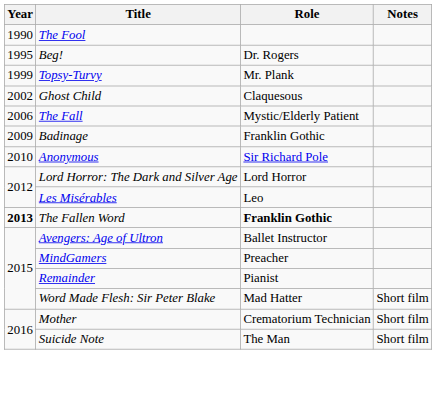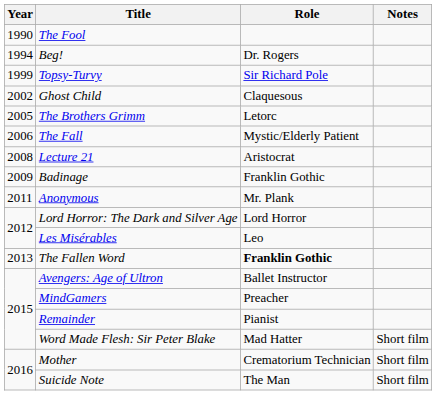(20, 55) 1995 -> (20, 55) 1994
(269, 75) Mr. Plank -> (286, 75) Sir Richard Pole
+ row: (92, 116)
+ row: (66, 156)
(20, 156) 2010 -> (20, 197) 2011
(286, 156) Sir Richard Pole -> (269, 197) Mr. Plank
(20, 217) bold -> (20, 258) normal
